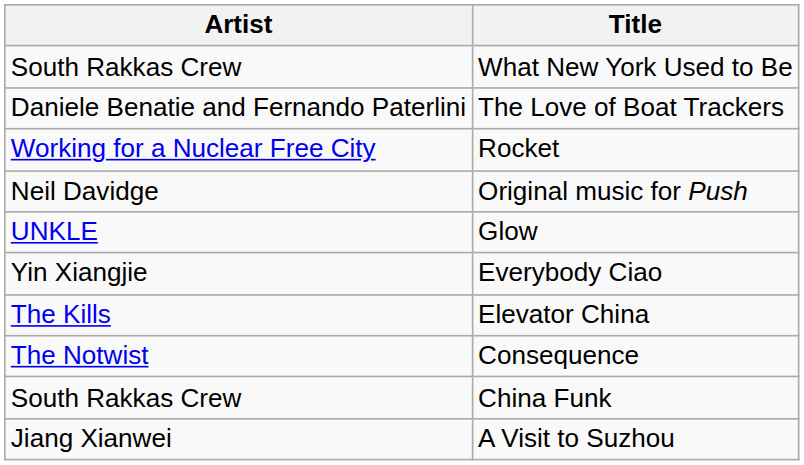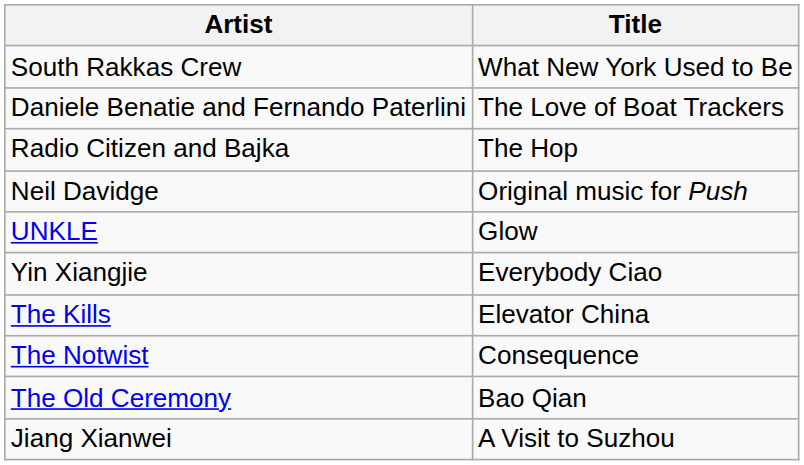+ row: (528, 149)
- row: (519, 149)
- row: (545, 397)
+ row: (532, 397)
